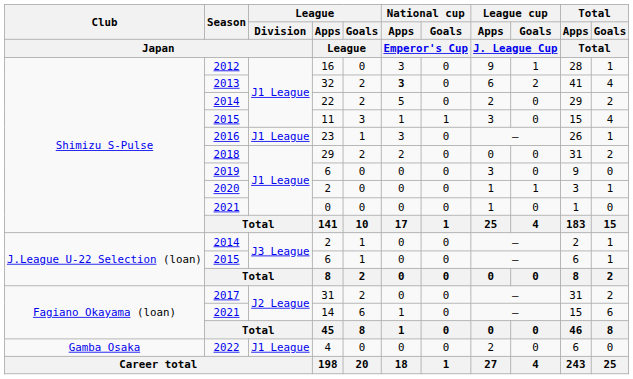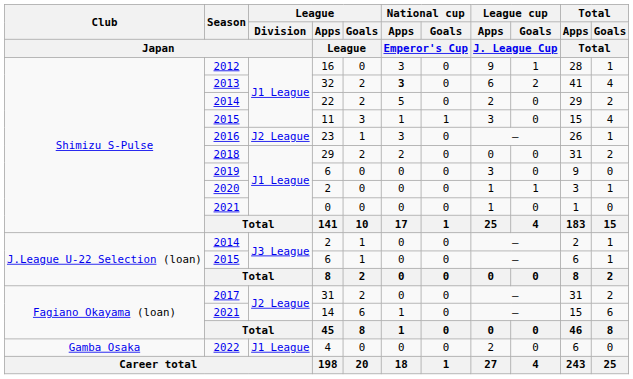(280, 136) J1 League -> (280, 136) J2 League
